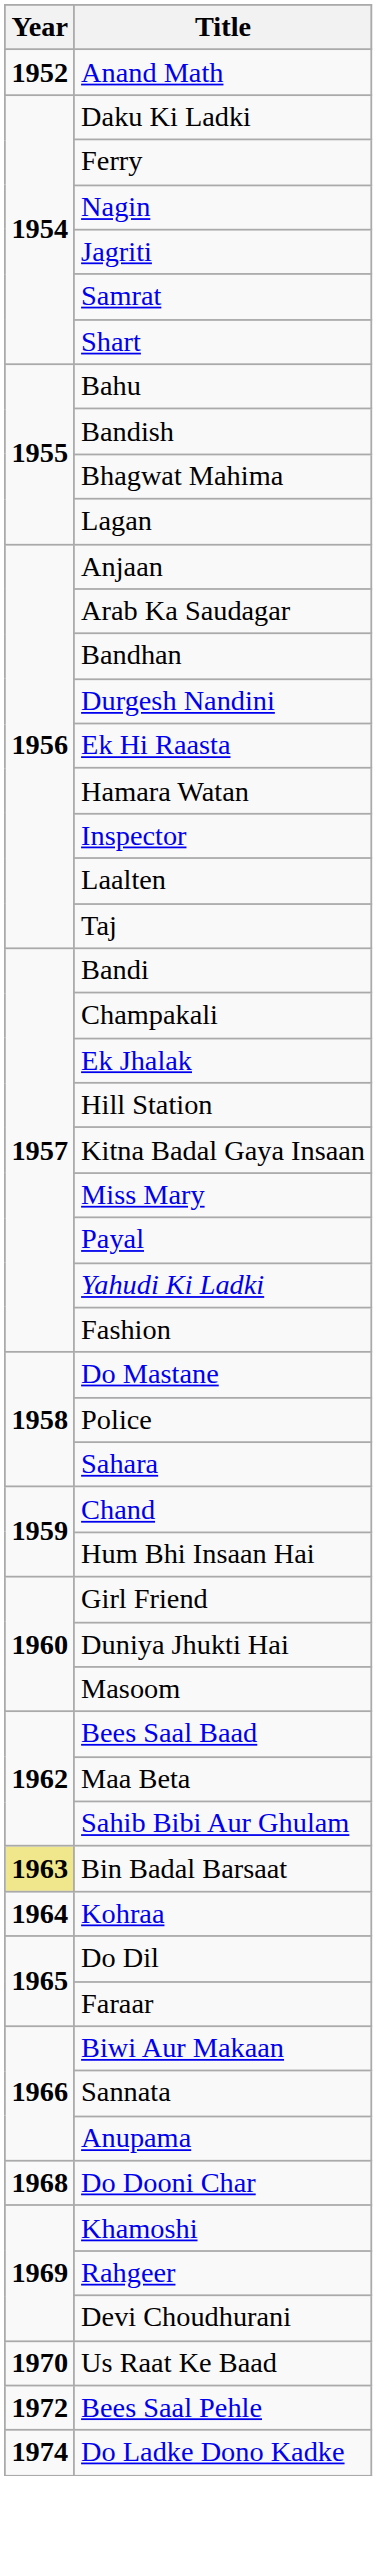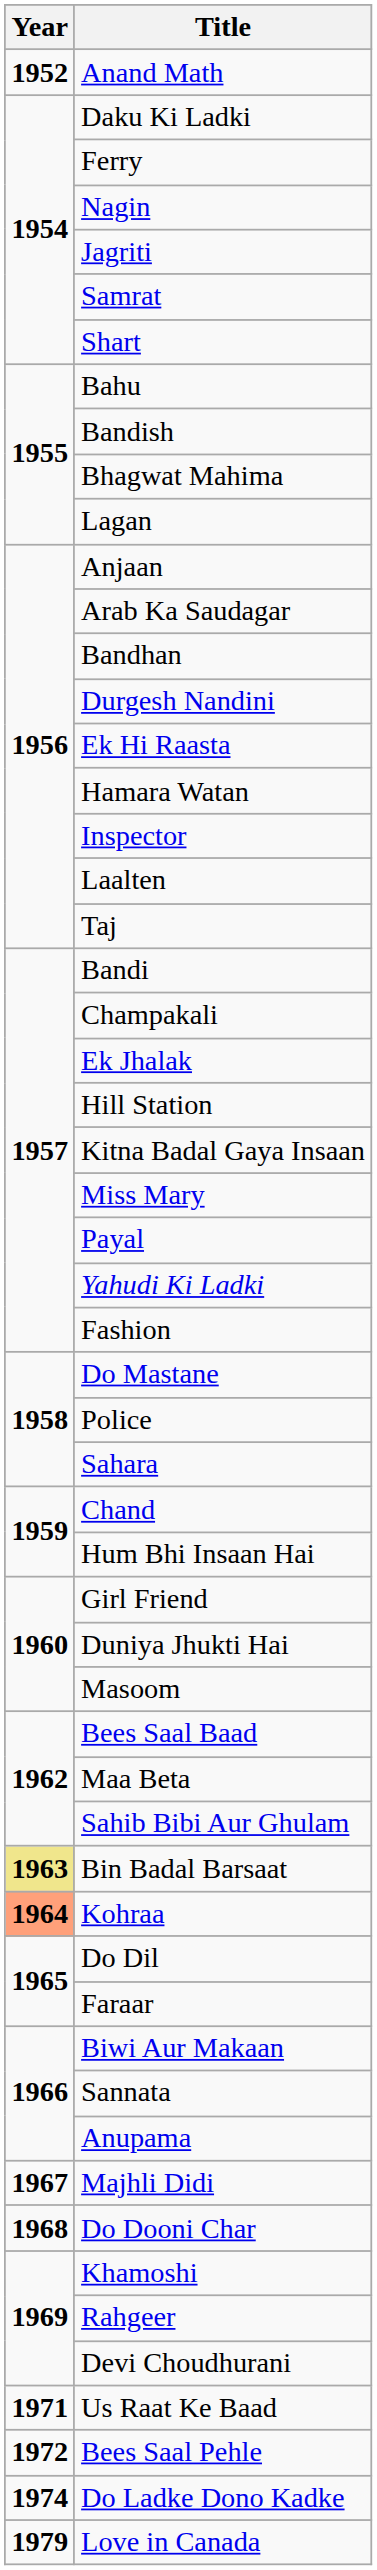(40, 1913) no background -> (40, 1913) lightsalmon background
+ row: (148, 2182)
(40, 2362) 1970 -> (40, 2407) 1971
+ row: (171, 2542)
